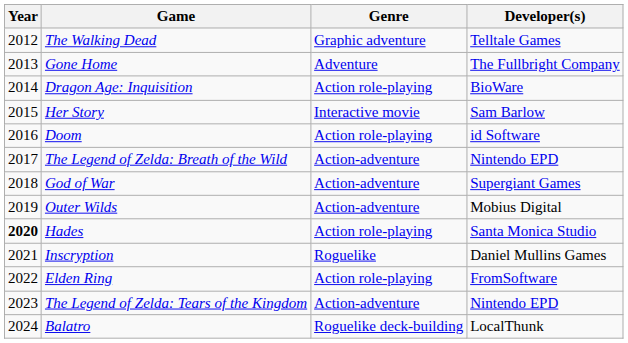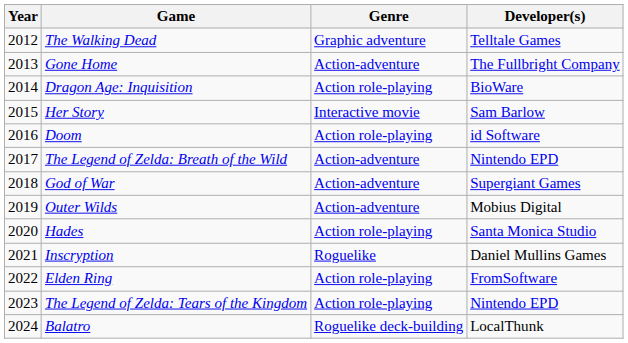(346, 64) Adventure -> (367, 64) Action-adventure
(23, 231) bold -> (23, 231) normal
(367, 302) Action-adventure -> (373, 302) Action role-playing
